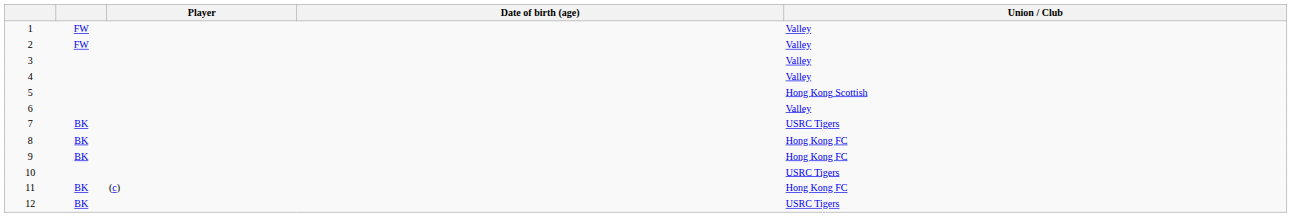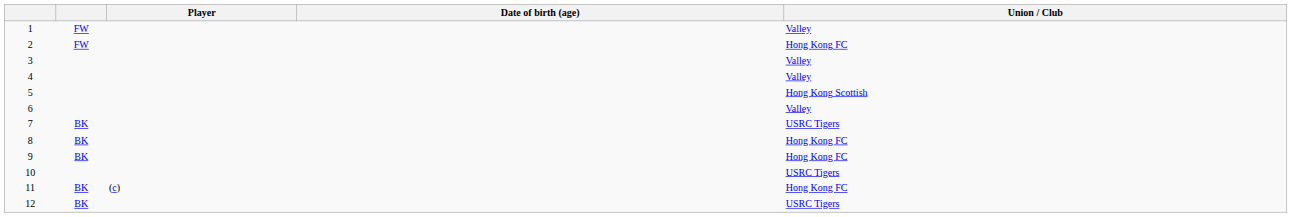(798, 45) Valley -> (817, 45) Hong Kong FC
